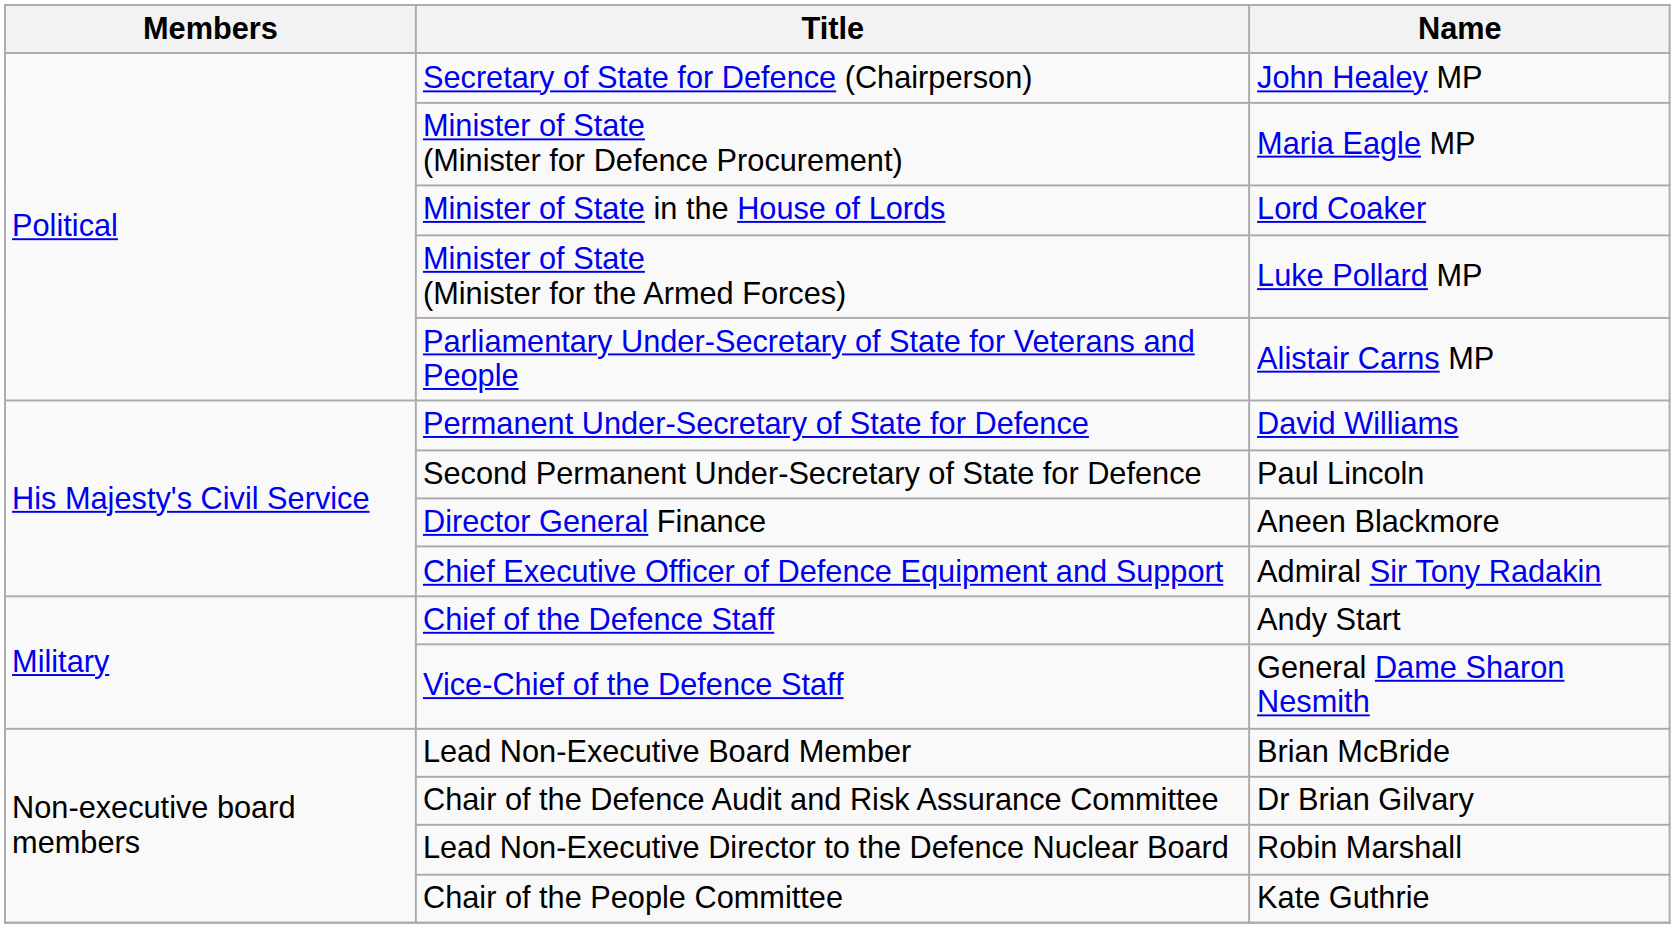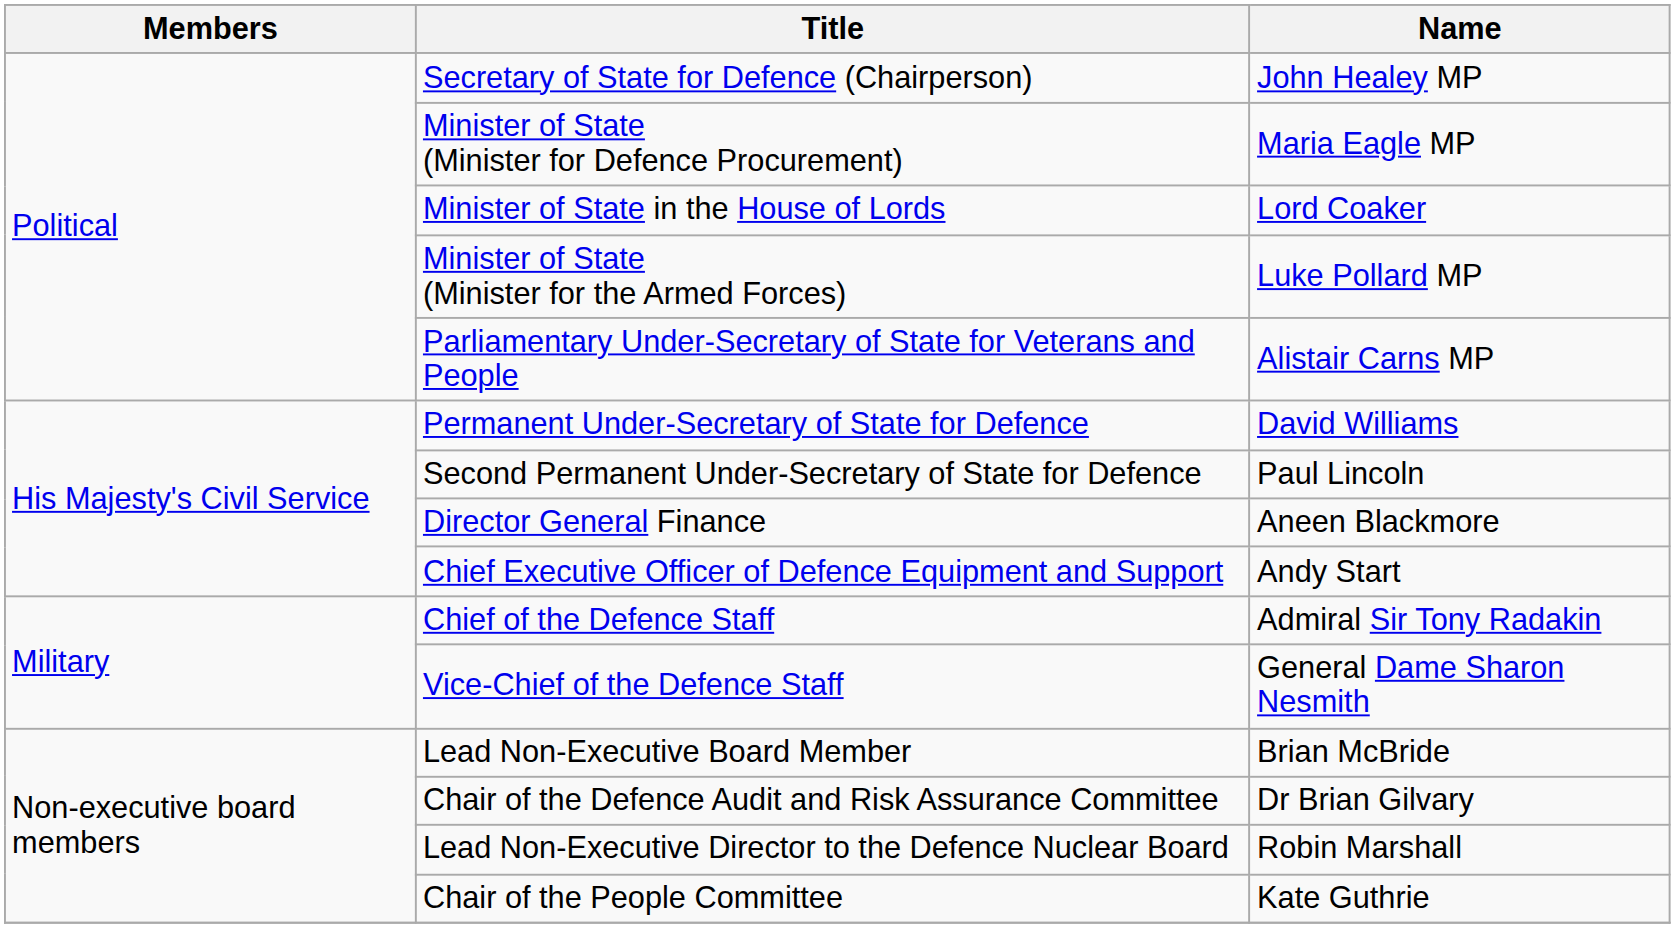(1429, 571) Admiral Sir Tony Radakin -> (1329, 571) Andy Start
(1329, 619) Andy Start -> (1429, 619) Admiral Sir Tony Radakin
